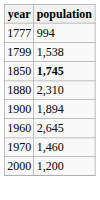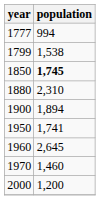+ row: (19, 128)
